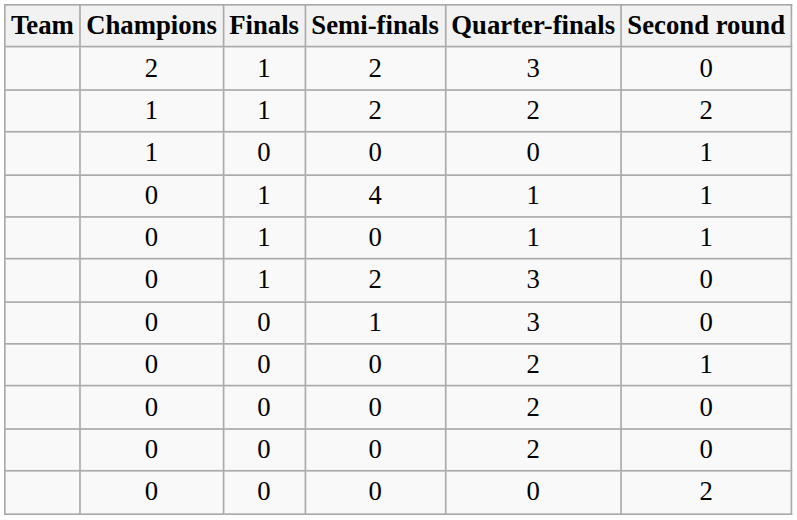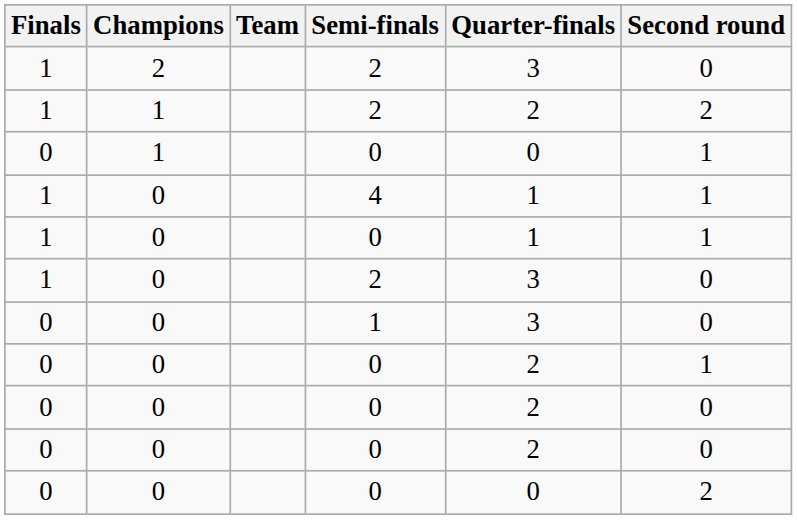columns swapped: (42, 25) <-> (264, 25)
